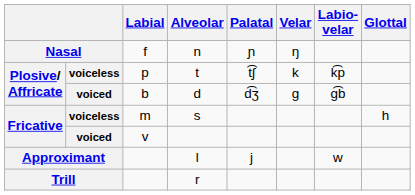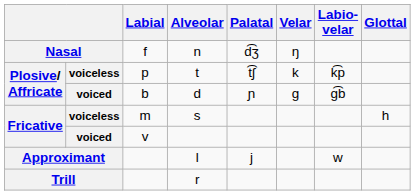(252, 51) ɲ -> (252, 51) d͡ʒ
(252, 94) d͡ʒ -> (252, 94) ɲ
